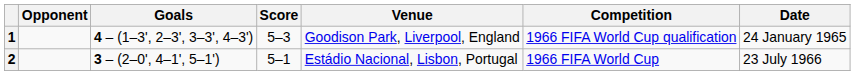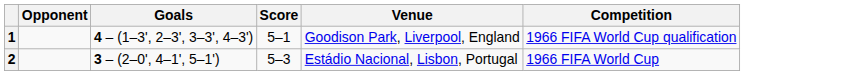- column: (795, 15)
(279, 37) 5–3 -> (279, 37) 5–1
(279, 59) 5–1 -> (279, 59) 5–3
